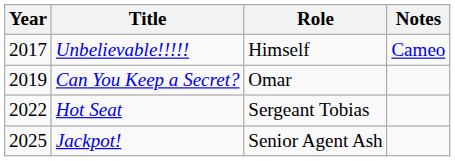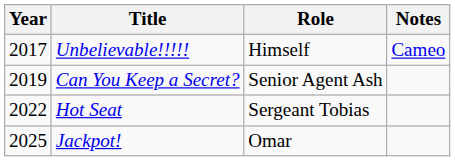(270, 79) Omar -> (315, 79) Senior Agent Ash
(315, 140) Senior Agent Ash -> (270, 140) Omar
